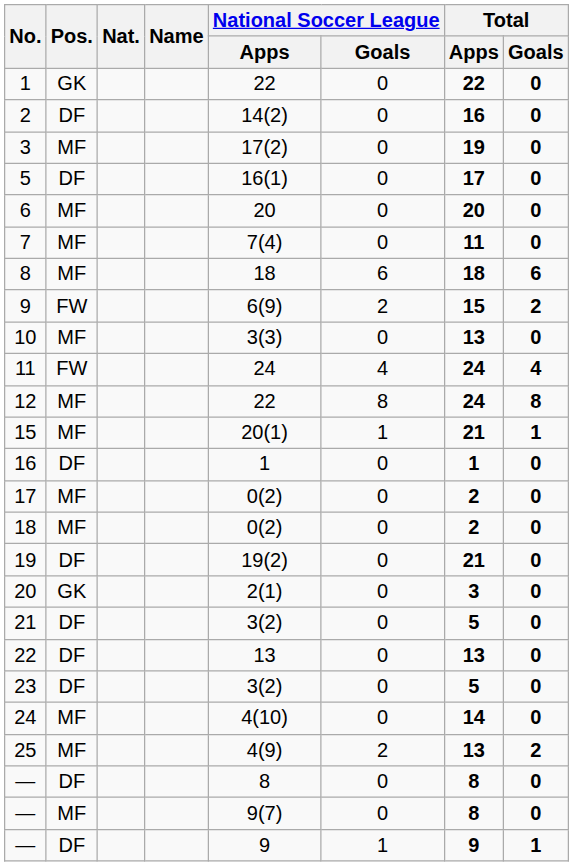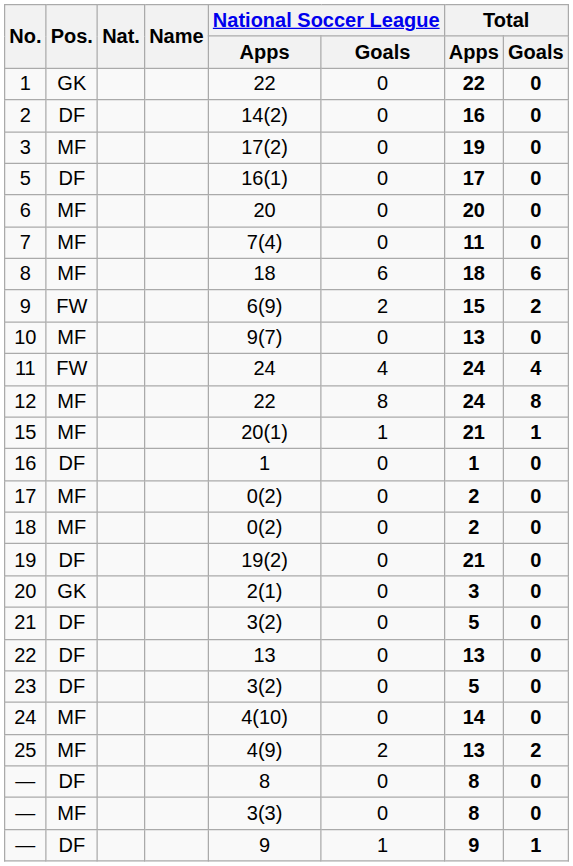(265, 337) 3(3) -> (265, 337) 9(7)
(265, 813) 9(7) -> (265, 813) 3(3)
